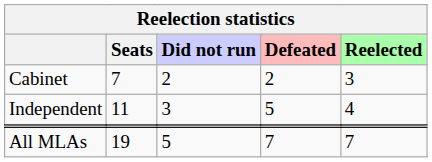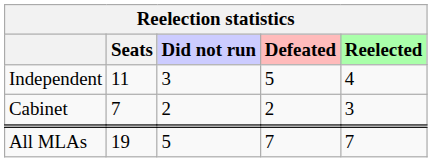rows swapped: (38, 79) <-> (56, 109)
